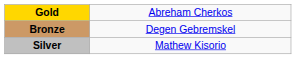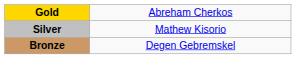rows swapped: (47, 45) <-> (47, 29)
